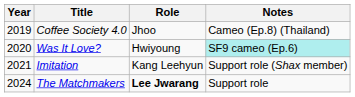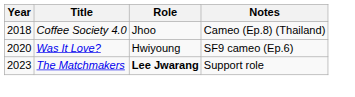(19, 30) 2019 -> (19, 30) 2018
(253, 48) paleturquoise background -> (249, 48) no background
- row: (57, 65)
(19, 83) 2024 -> (19, 65) 2023
